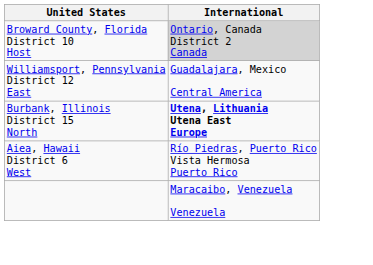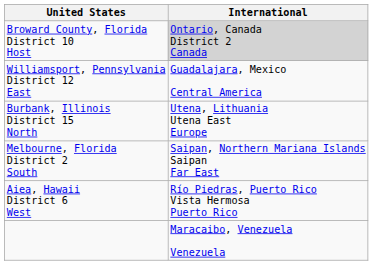(219, 121) bold -> (219, 121) normal
+ row: (62, 161)
